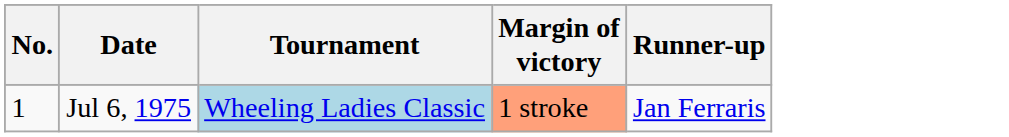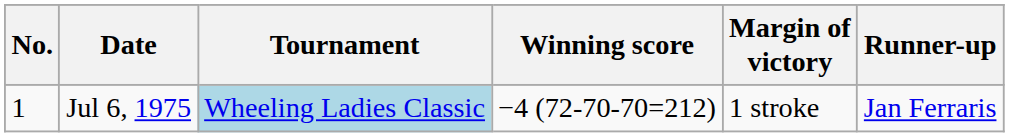+ column: (607, 44)
(543, 108) lightsalmon background -> (774, 108) no background
